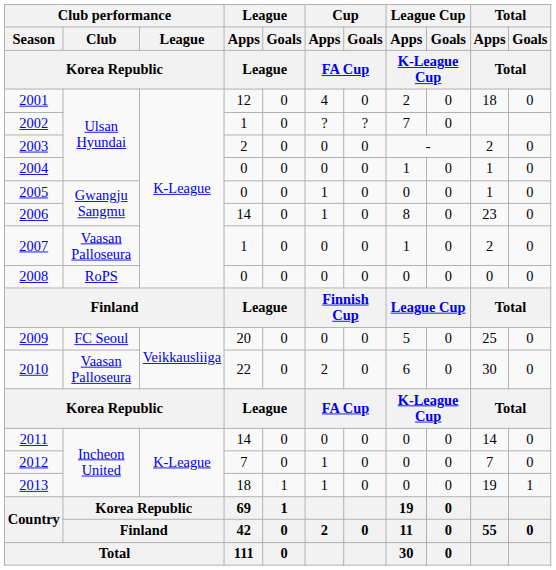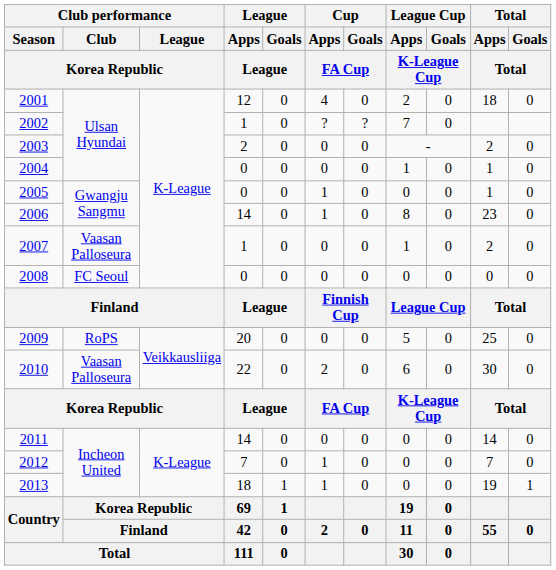(101, 276) RoPS -> (101, 276) FC Seoul
(101, 338) FC Seoul -> (101, 338) RoPS
